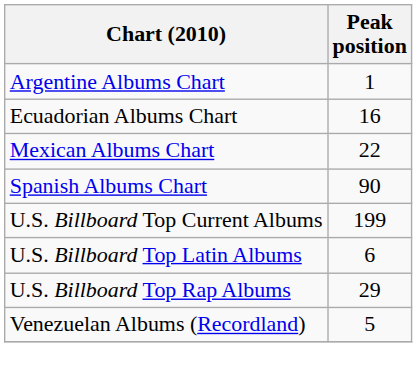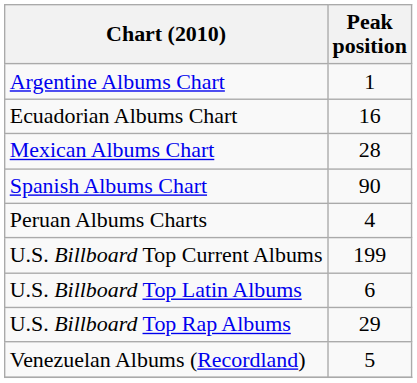(370, 150) 22 -> (370, 150) 28
+ row: (108, 220)
